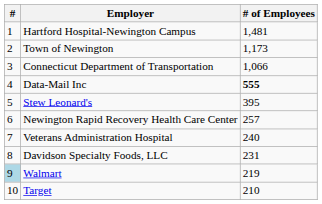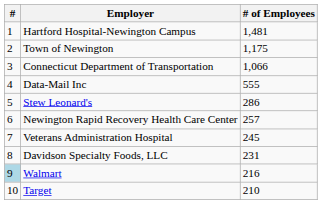(255, 48) 1,173 -> (255, 48) 1,175
(251, 84) bold -> (251, 84) normal
(251, 102) 395 -> (251, 102) 286
(251, 137) 240 -> (251, 137) 245
(251, 173) 219 -> (251, 173) 216
